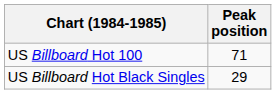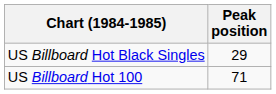rows swapped: (75, 54) <-> (106, 77)
